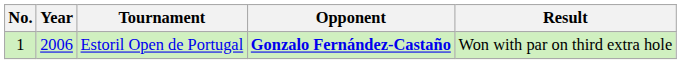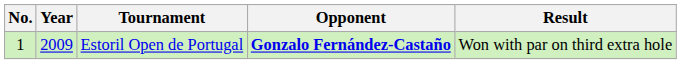(57, 45) 2006 -> (57, 45) 2009
